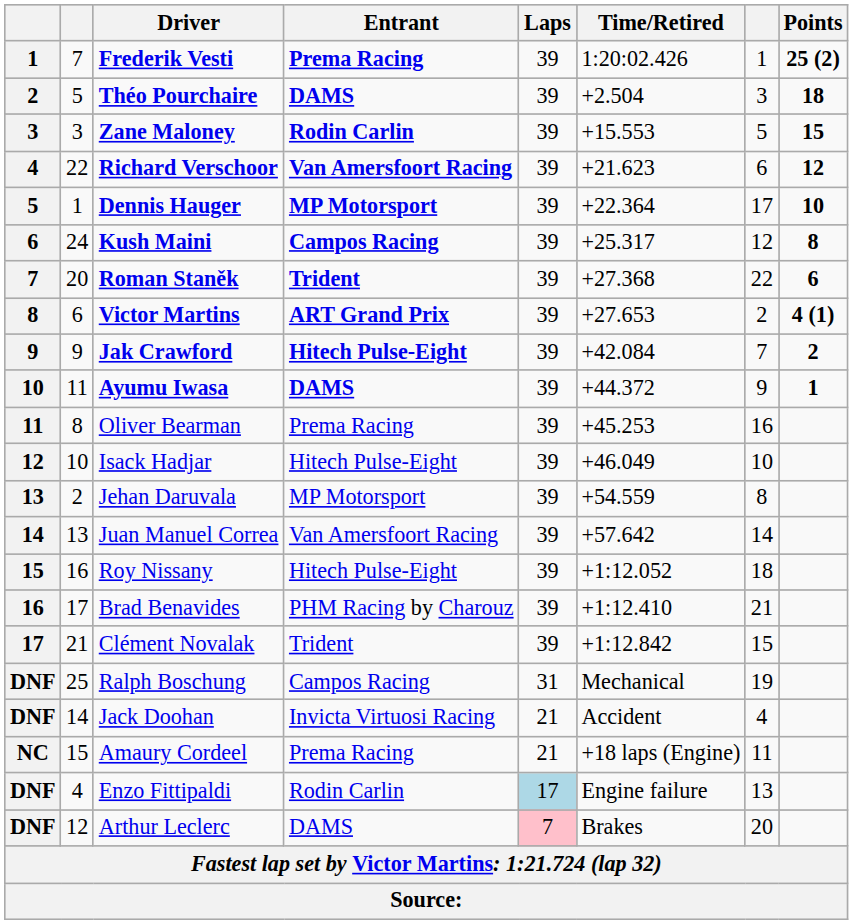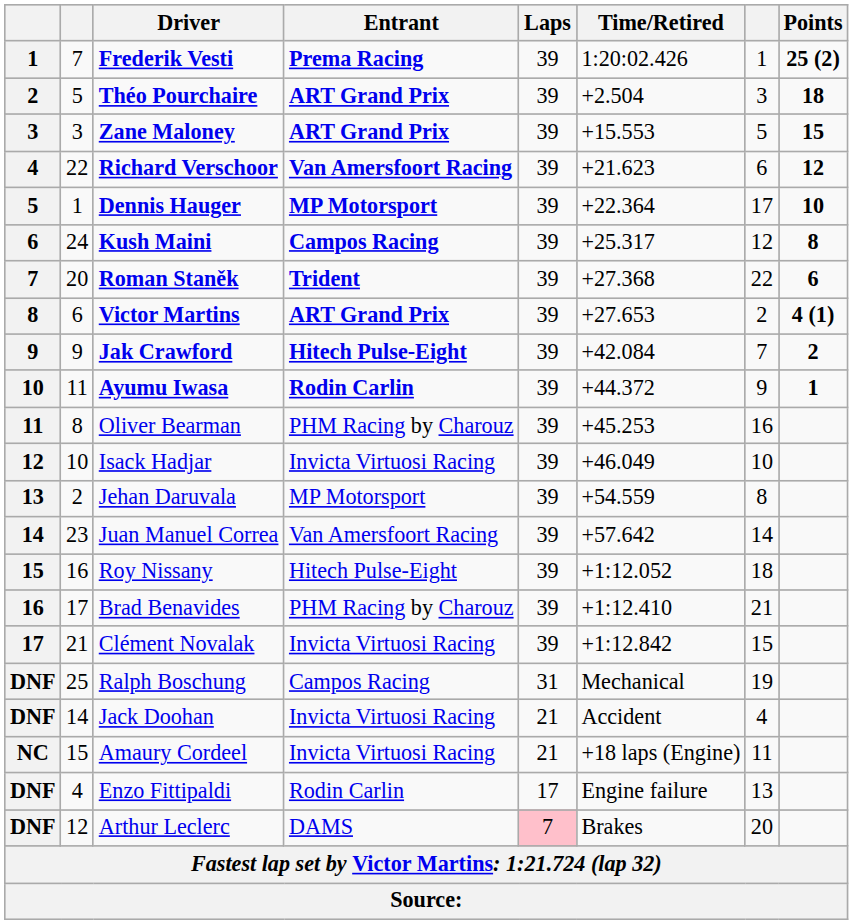(322, 95) DAMS -> (369, 95) ART Grand Prix
(351, 132) Rodin Carlin -> (369, 132) ART Grand Prix
(322, 388) DAMS -> (351, 388) Rodin Carlin
(351, 424) Prema Racing -> (401, 424) PHM Racing by Charouz
(373, 461) Hitech Pulse-Eight -> (392, 461) Invicta Virtuosi Racing
(77, 534) 13 -> (77, 534) 23
(321, 644) Trident -> (392, 644) Invicta Virtuosi Racing
(351, 753) Prema Racing -> (392, 753) Invicta Virtuosi Racing
(548, 790) lightblue background -> (548, 790) no background
